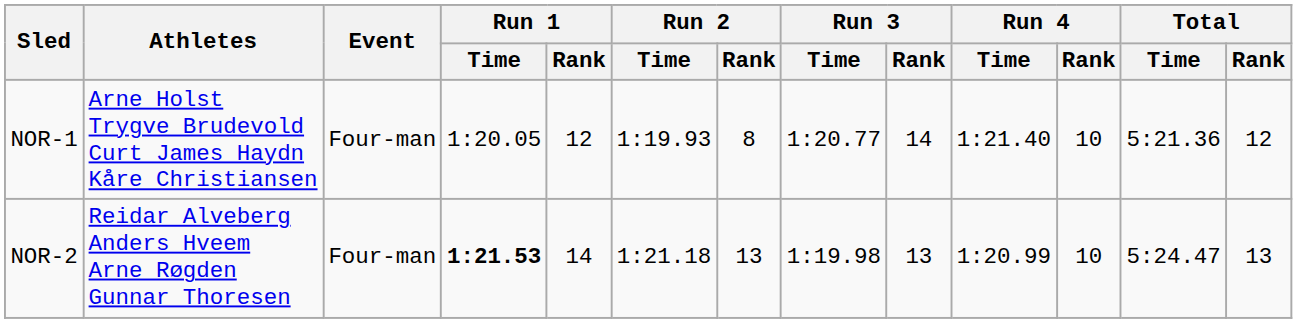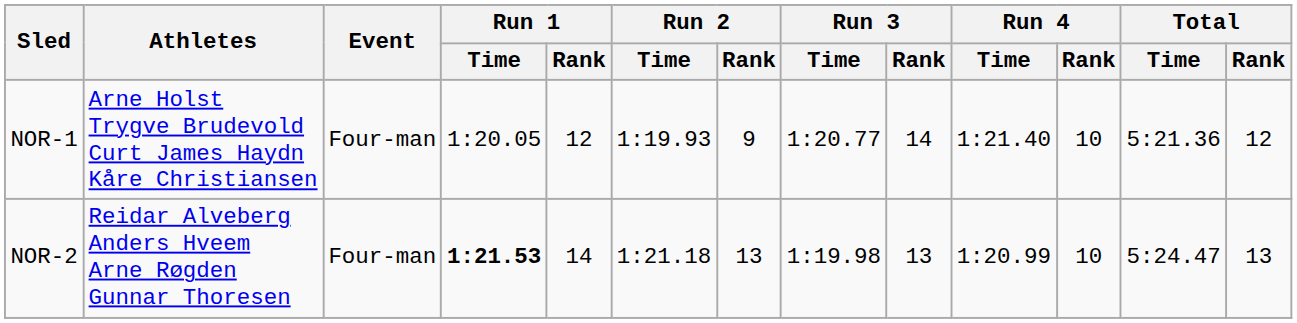(749, 139) 8 -> (749, 139) 9
